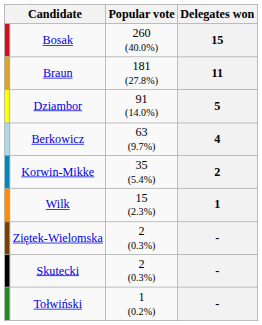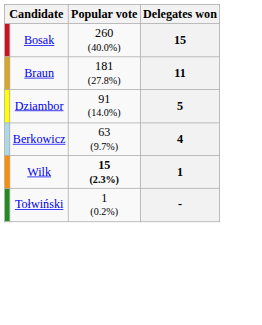- row: (58, 172)
(142, 205) normal -> (104, 172) bold
- row: (58, 238)
- row: (58, 271)
